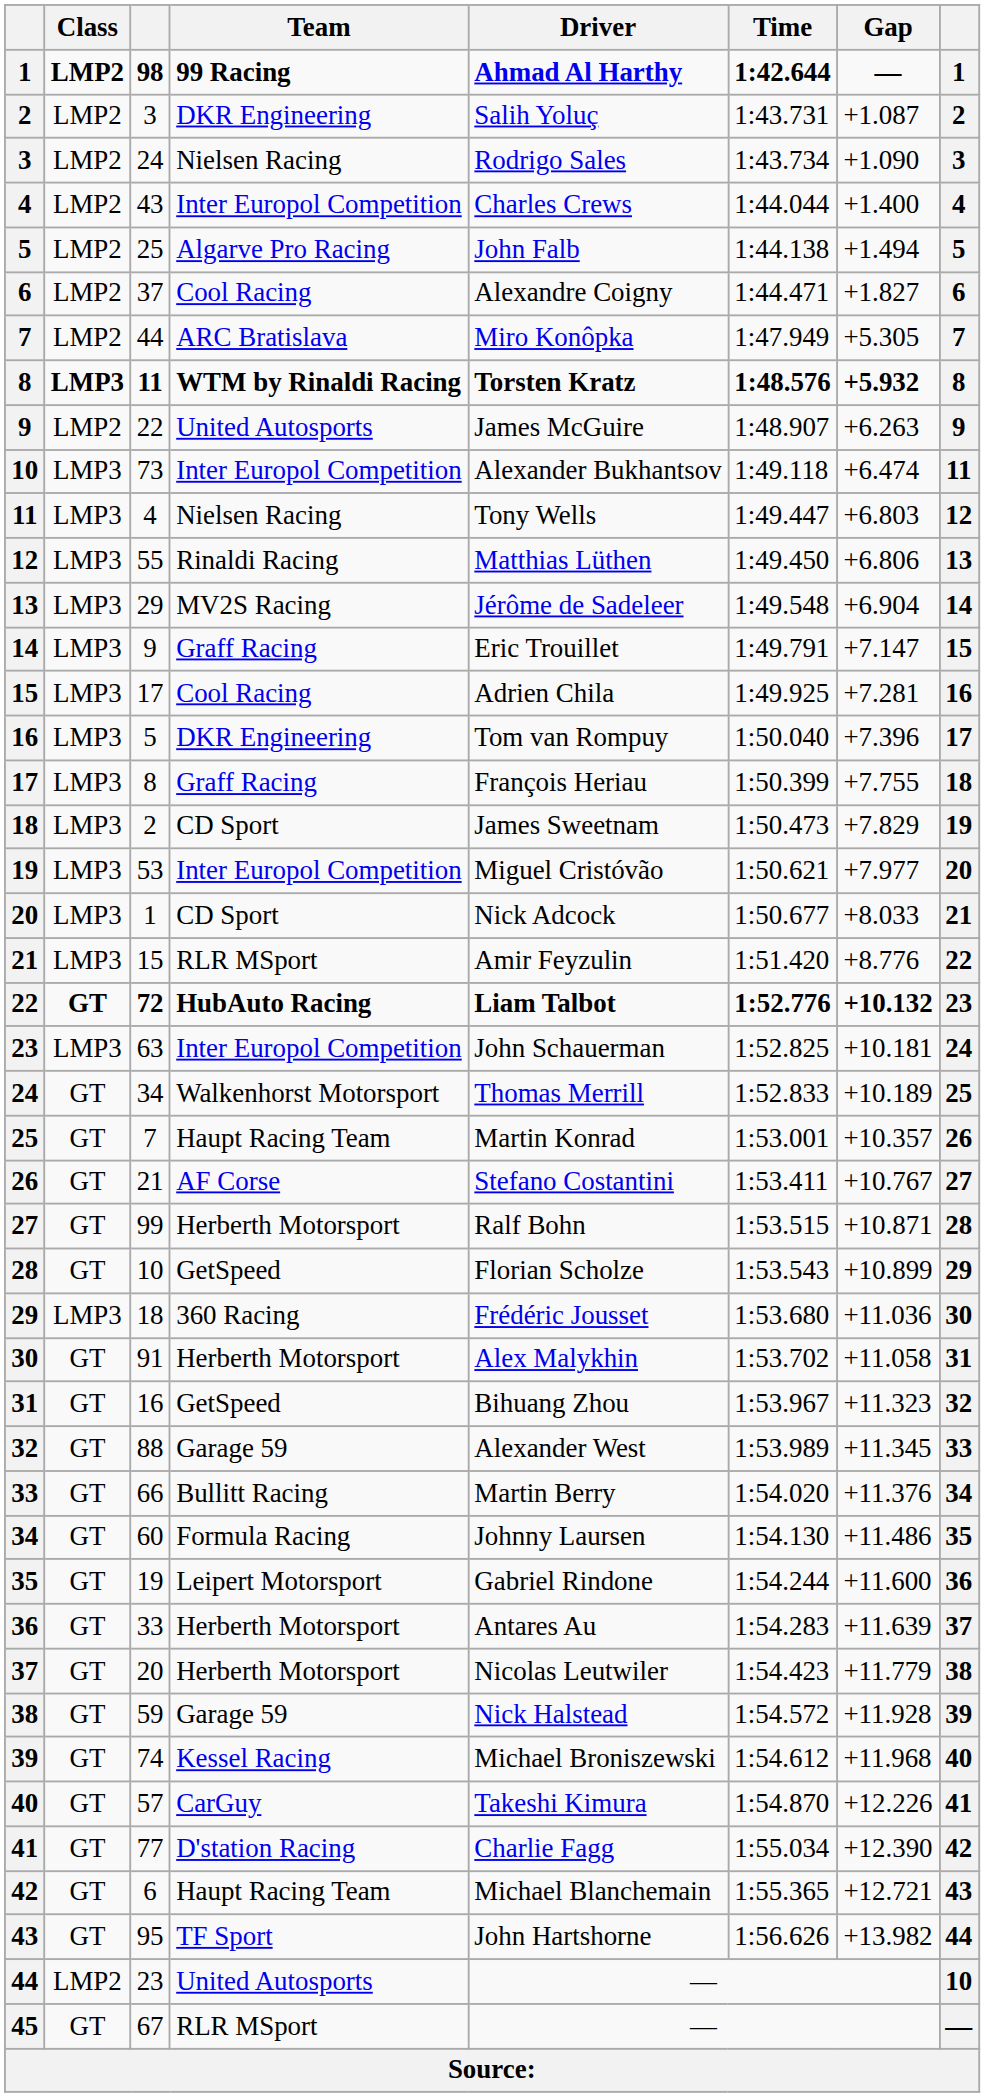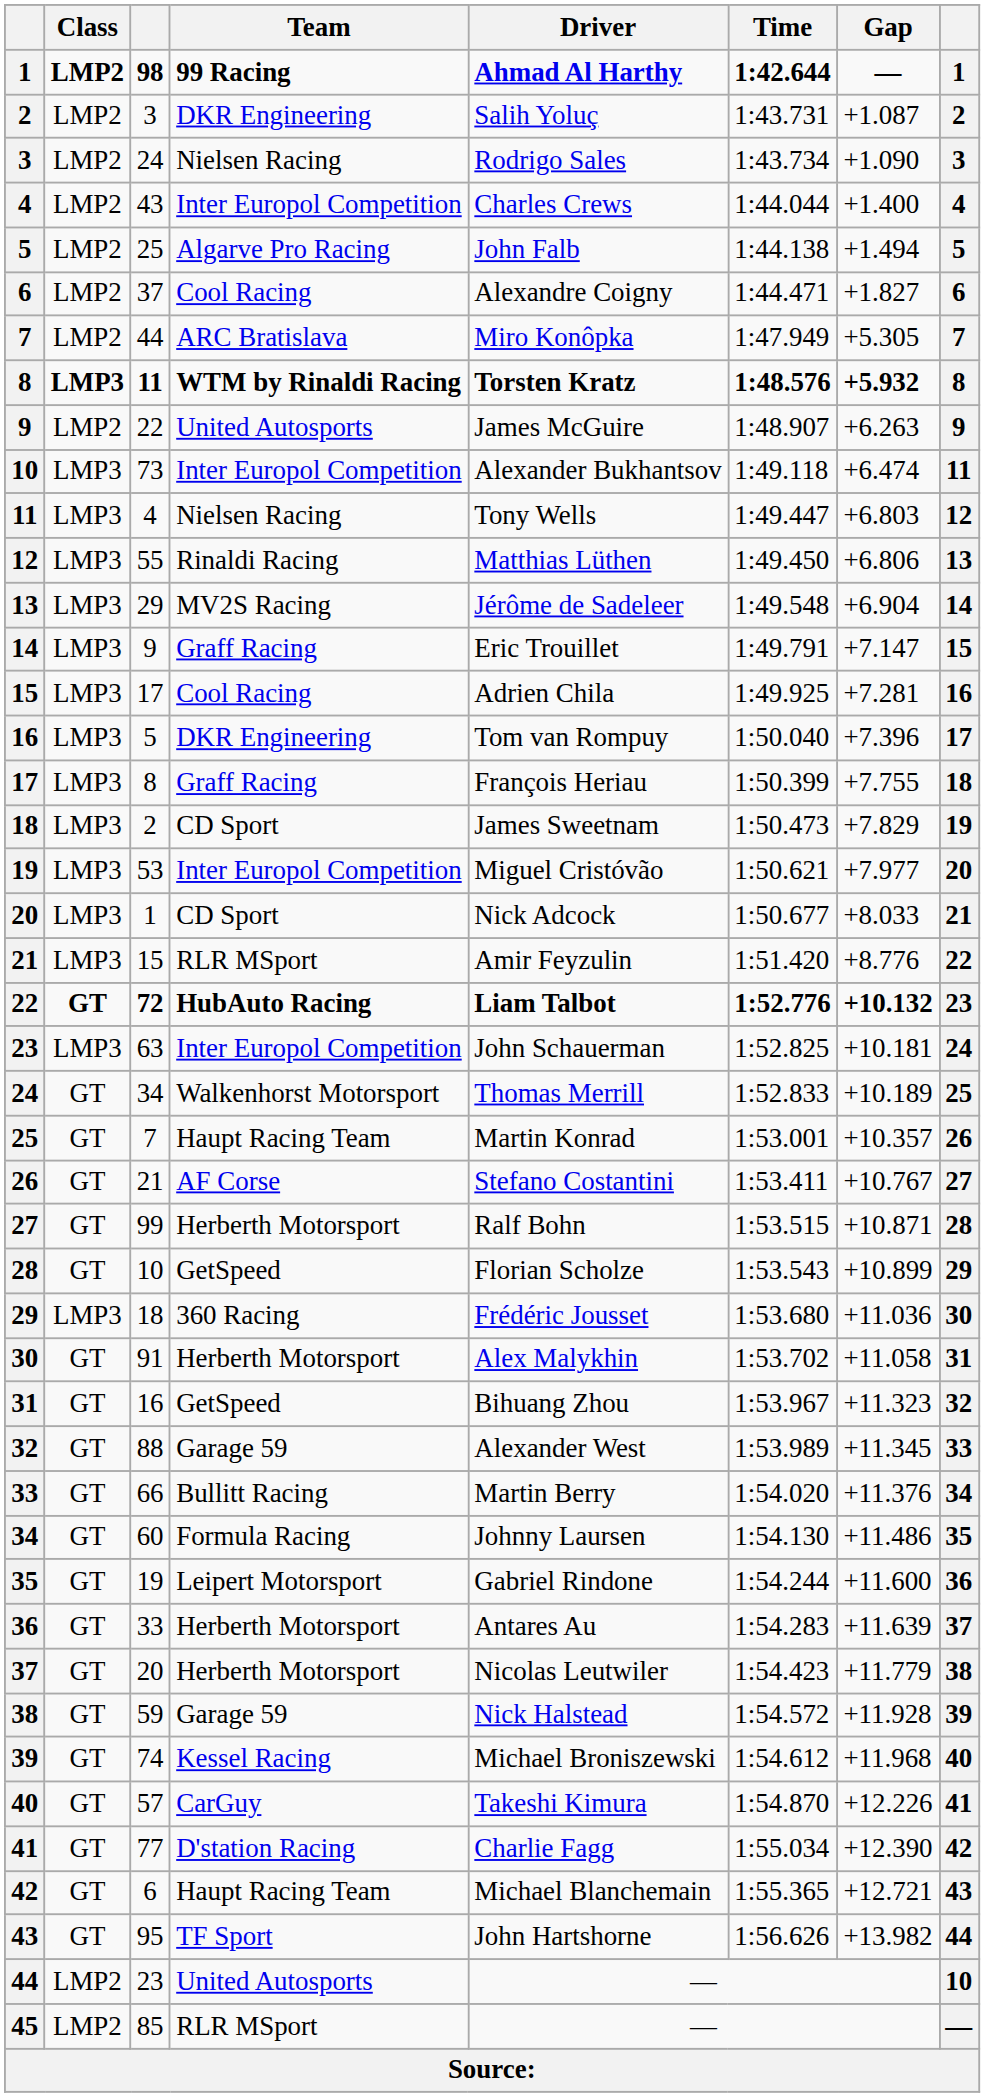(87, 2025) GT -> (87, 2025) LMP2
(150, 2025) 67 -> (150, 2025) 85
